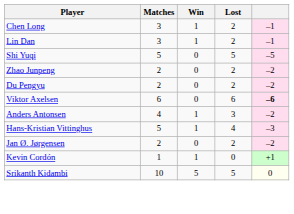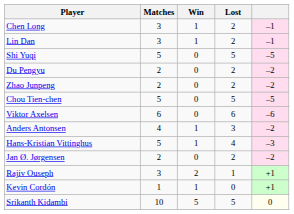rows swapped: (26, 85) <-> (31, 70)
+ row: (34, 99)
(270, 99) bold -> (270, 114) normal
+ row: (30, 172)
